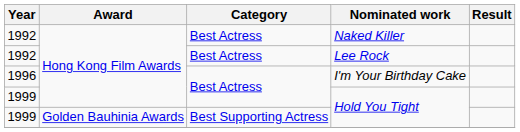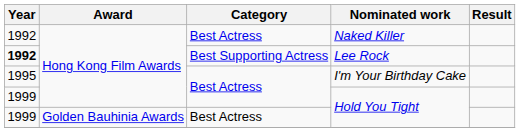(22, 55) normal -> (22, 55) bold
(226, 55) Best Actress -> (259, 55) Best Supporting Actress
(22, 76) 1996 -> (22, 76) 1995
(259, 117) Best Supporting Actress -> (226, 117) Best Actress
